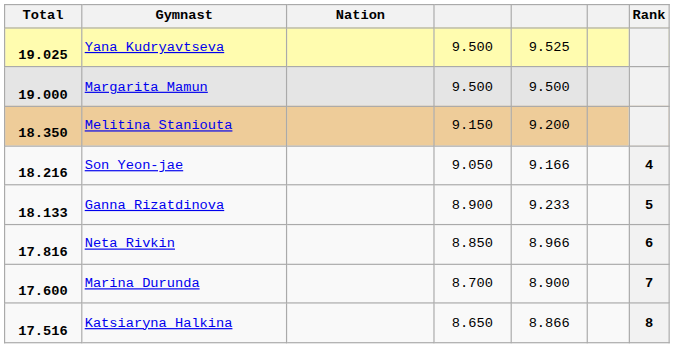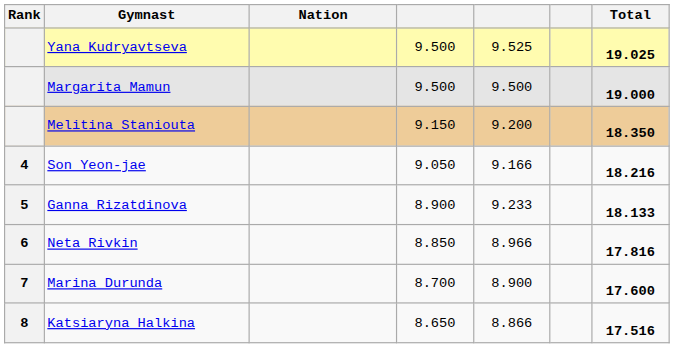columns swapped: (649, 16) <-> (43, 16)
